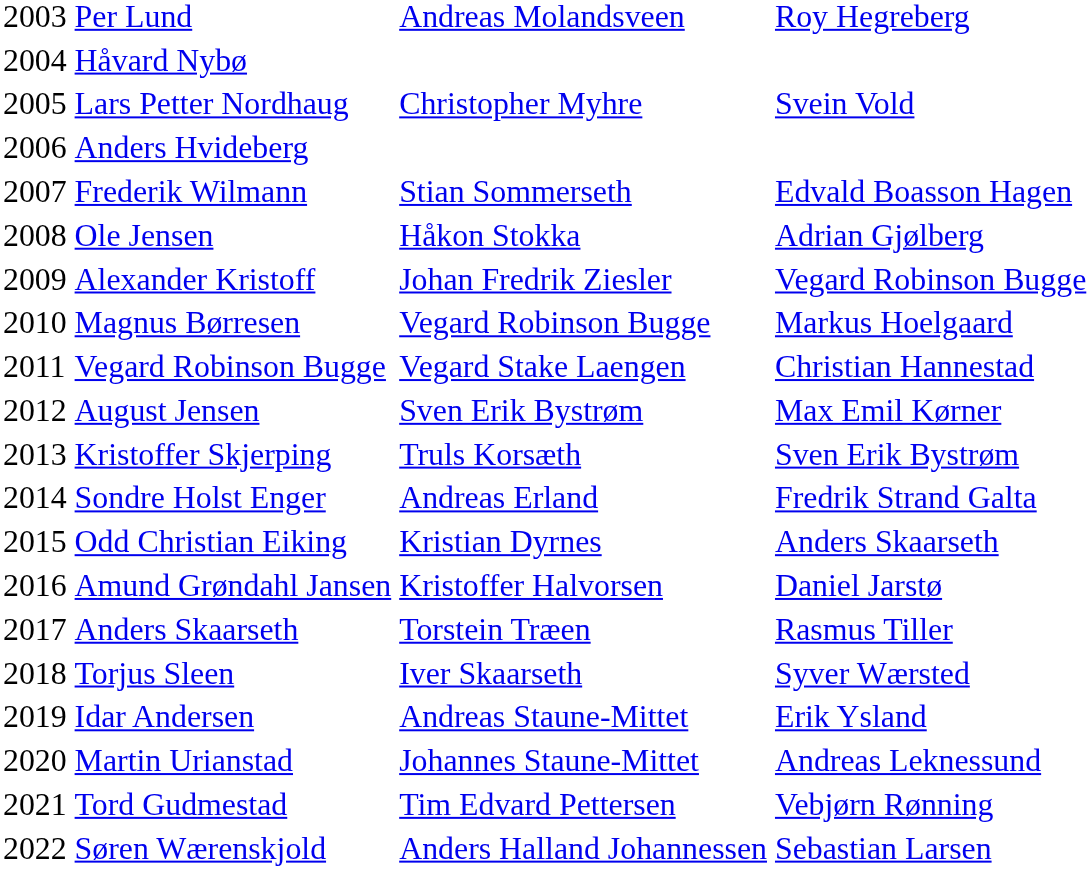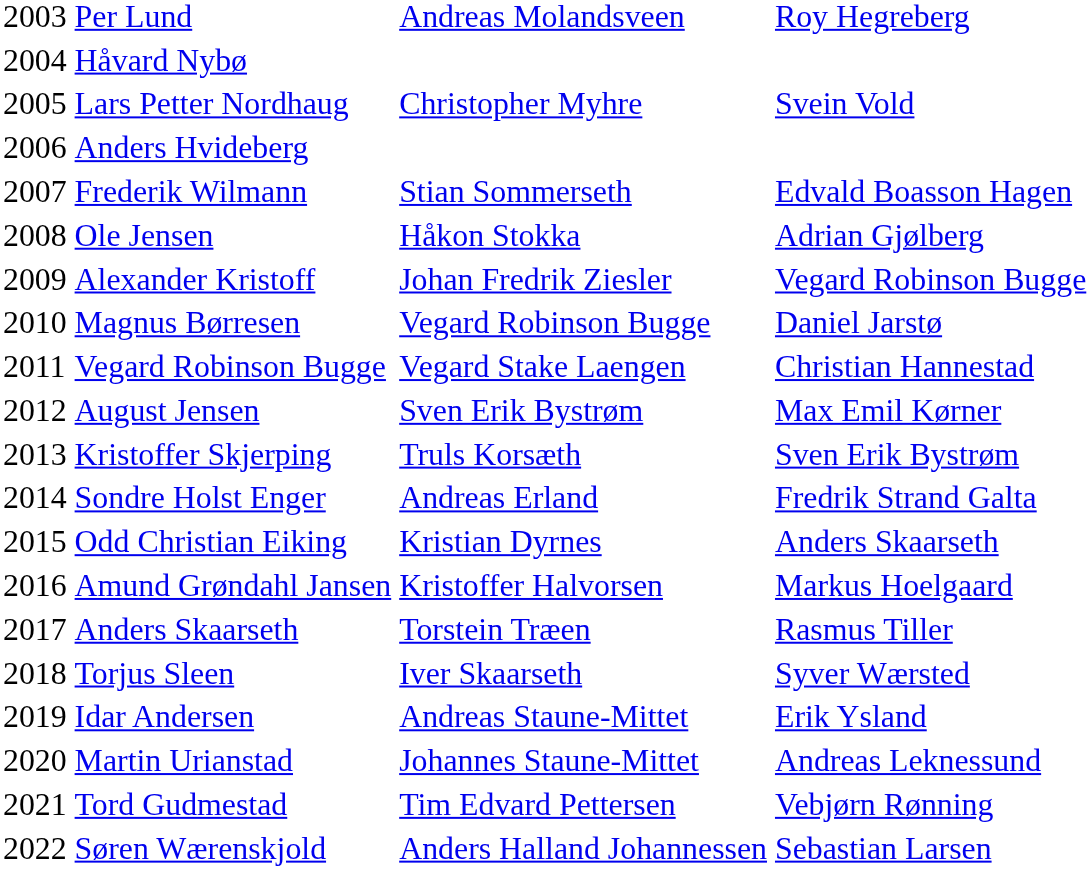(894, 322) Markus Hoelgaard -> (859, 322) Daniel Jarstø
(859, 585) Daniel Jarstø -> (894, 585) Markus Hoelgaard
